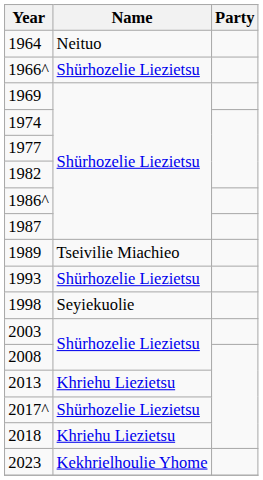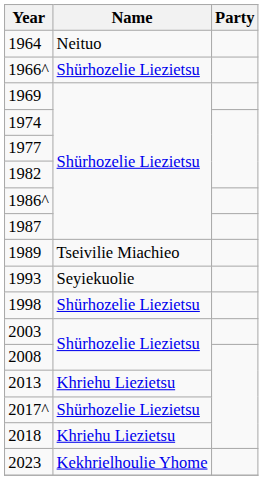(128, 278) Shürhozelie Liezietsu -> (96, 278) Seyiekuolie
(96, 305) Seyiekuolie -> (128, 305) Shürhozelie Liezietsu
